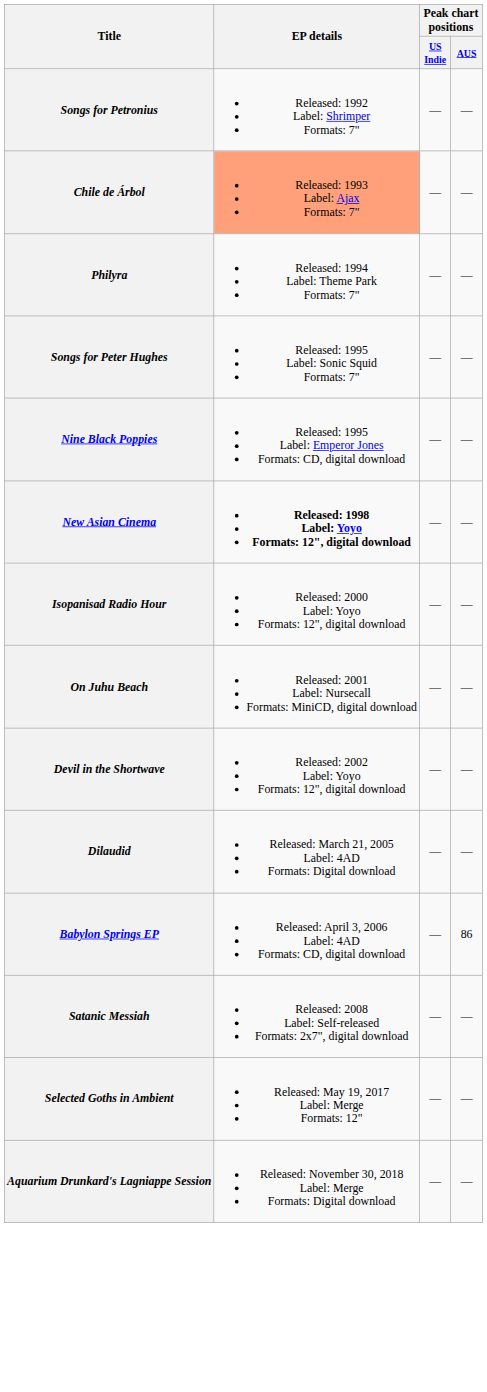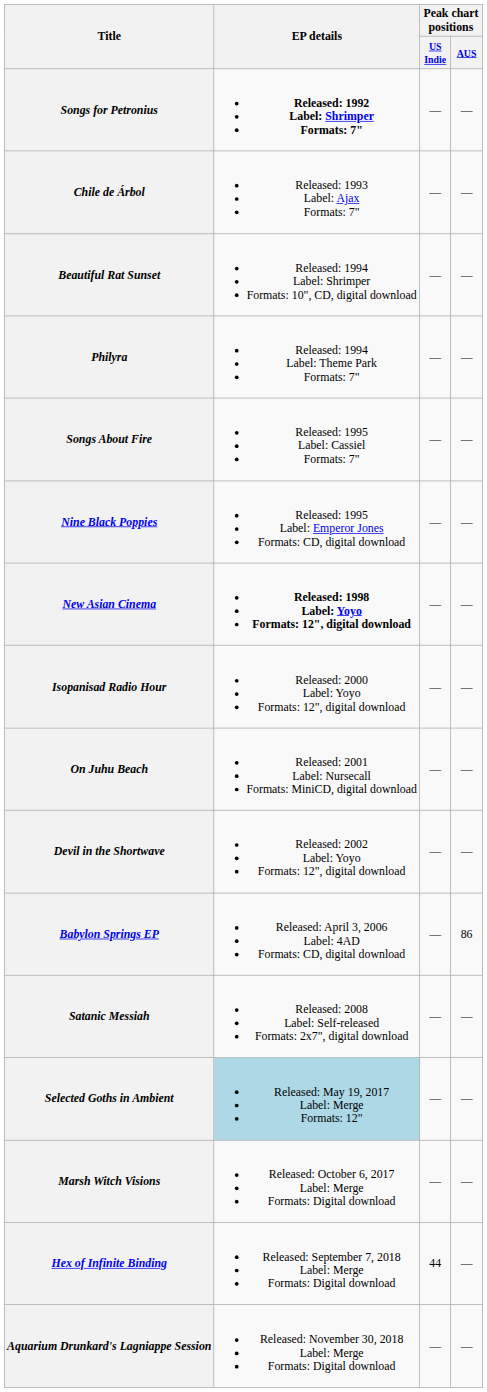(317, 116) normal -> (317, 116) bold
(317, 199) lightsalmon background -> (317, 199) no background
+ row: (109, 274)
- row: (109, 357)
+ row: (109, 439)
- row: (109, 851)
(317, 1105) no background -> (317, 1105) lightblue background
+ row: (109, 1181)
+ row: (109, 1263)
